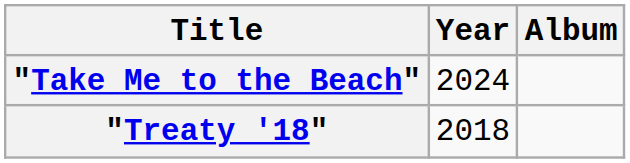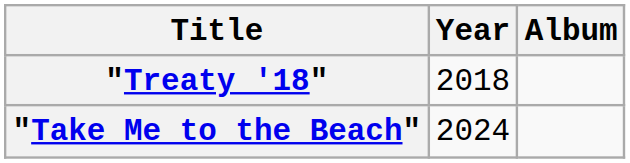rows swapped: (217, 131) <-> (217, 81)
